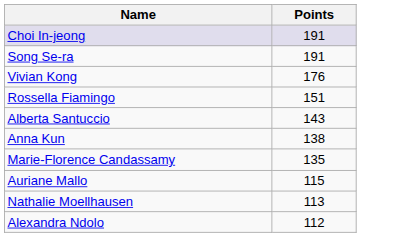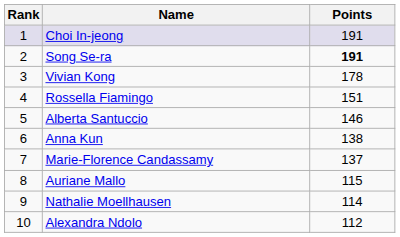+ column: (23, 15)
(314, 56) normal -> (352, 56) bold
(314, 77) 176 -> (352, 77) 178
(314, 118) 143 -> (352, 118) 146
(314, 160) 135 -> (352, 160) 137
(314, 201) 113 -> (352, 201) 114
